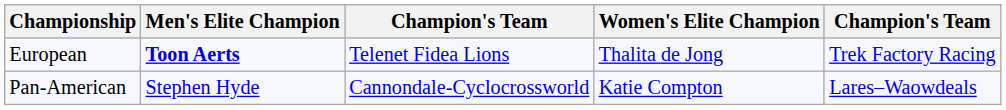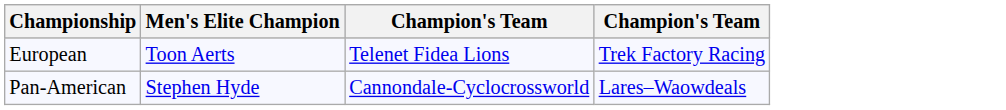- column: (709, 21)
(193, 54) bold -> (190, 54) normal
